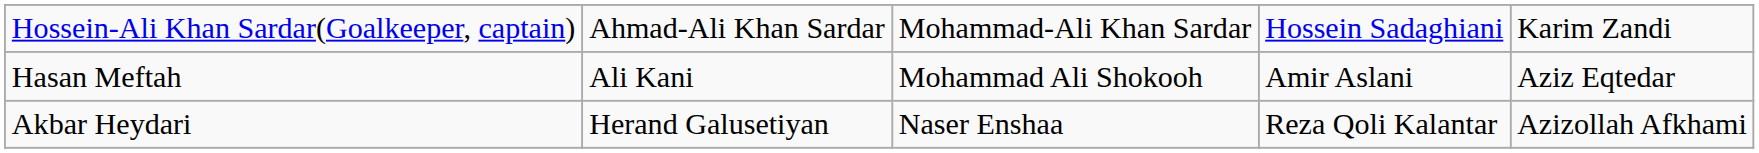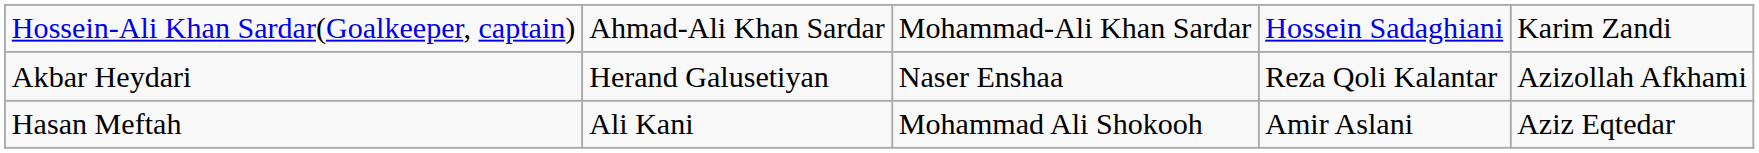rows swapped: (97, 76) <-> (102, 123)
